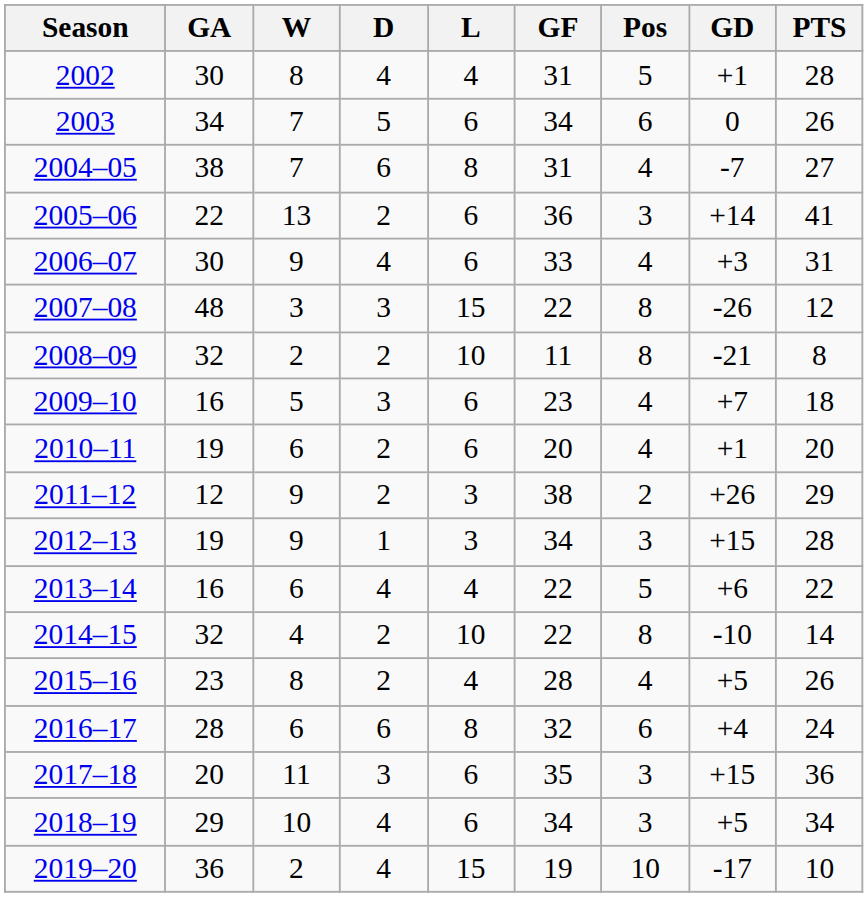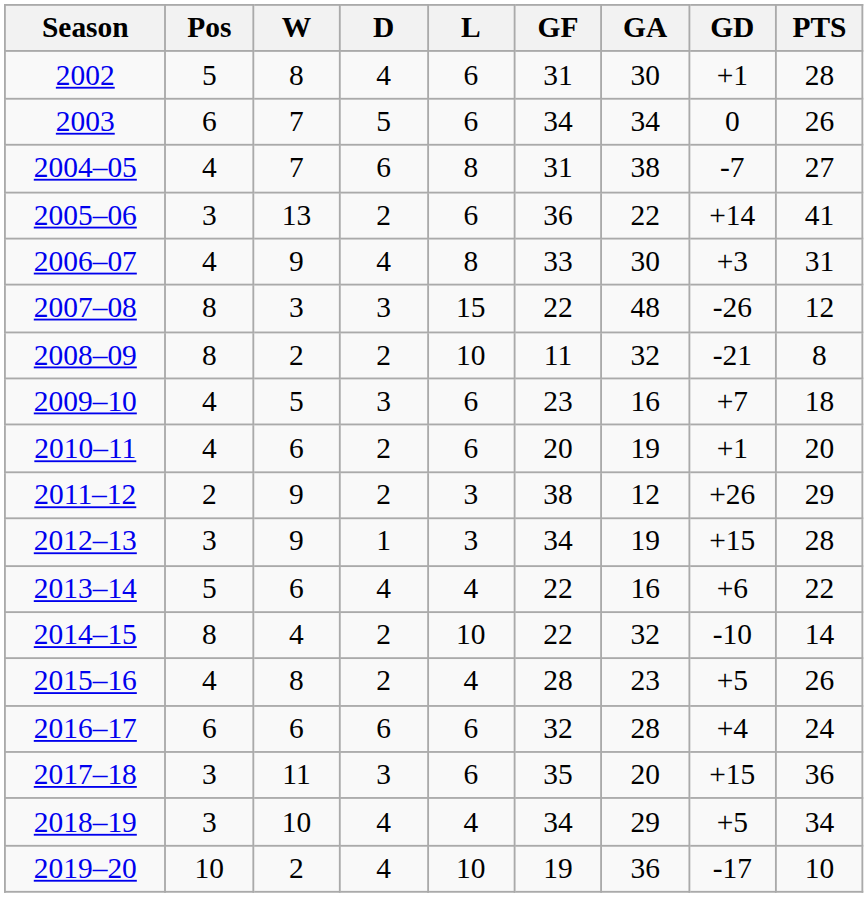columns swapped: (645, 27) <-> (209, 27)
(471, 74) 4 -> (471, 74) 6
(471, 261) 6 -> (471, 261) 8
(471, 728) 8 -> (471, 728) 6
(471, 821) 6 -> (471, 821) 4
(471, 868) 15 -> (471, 868) 10
